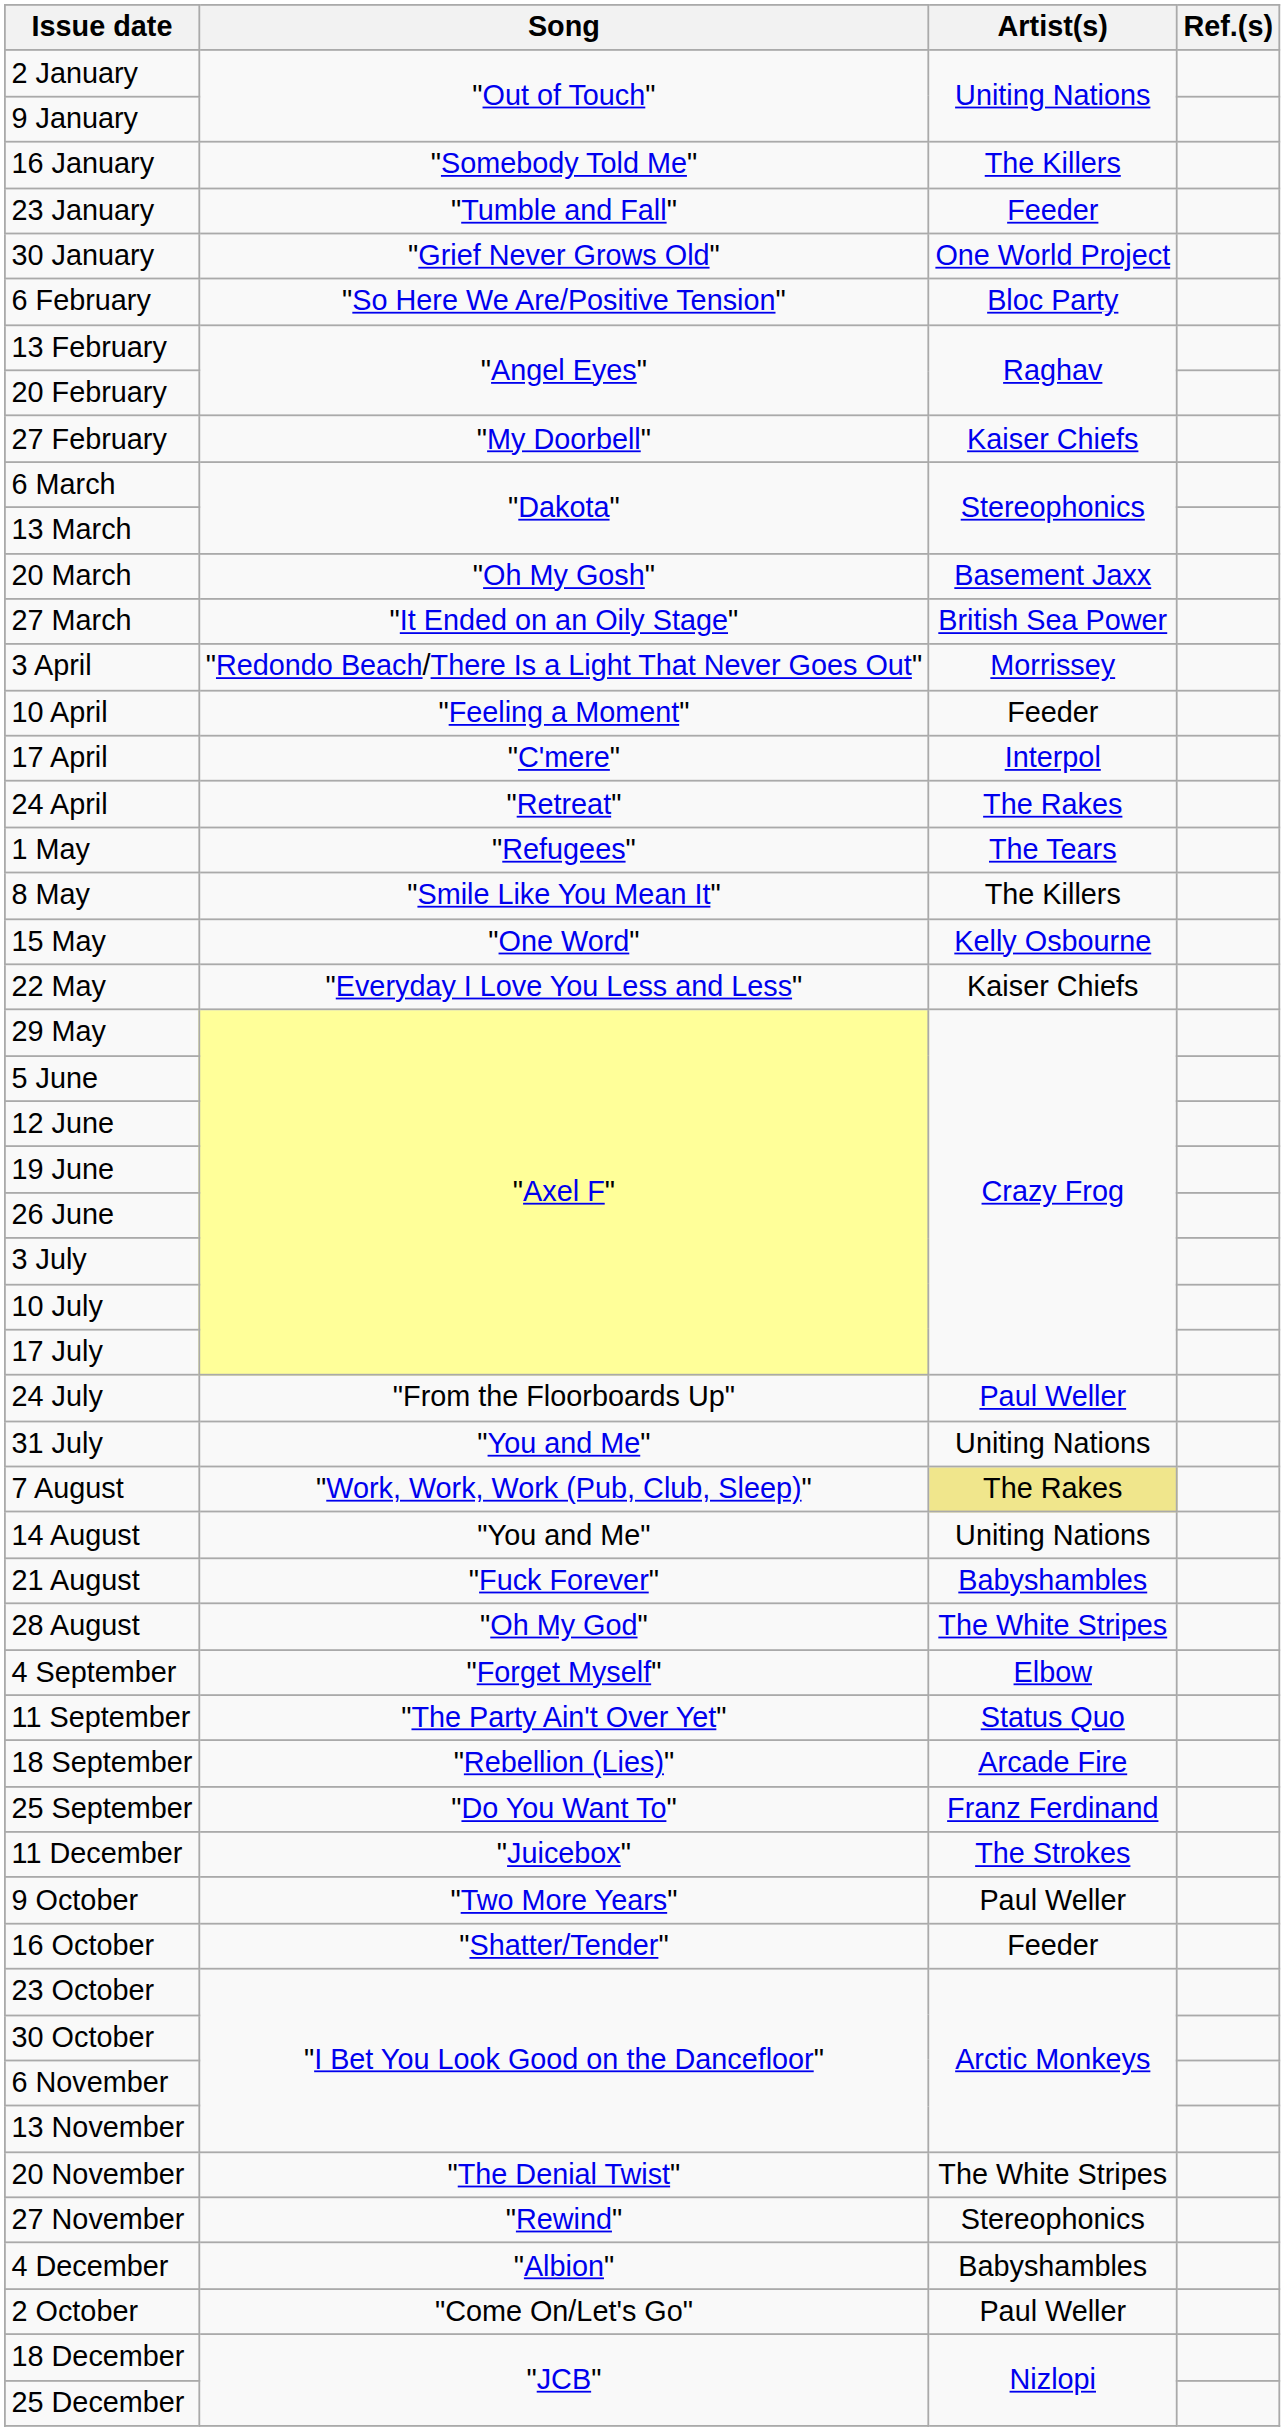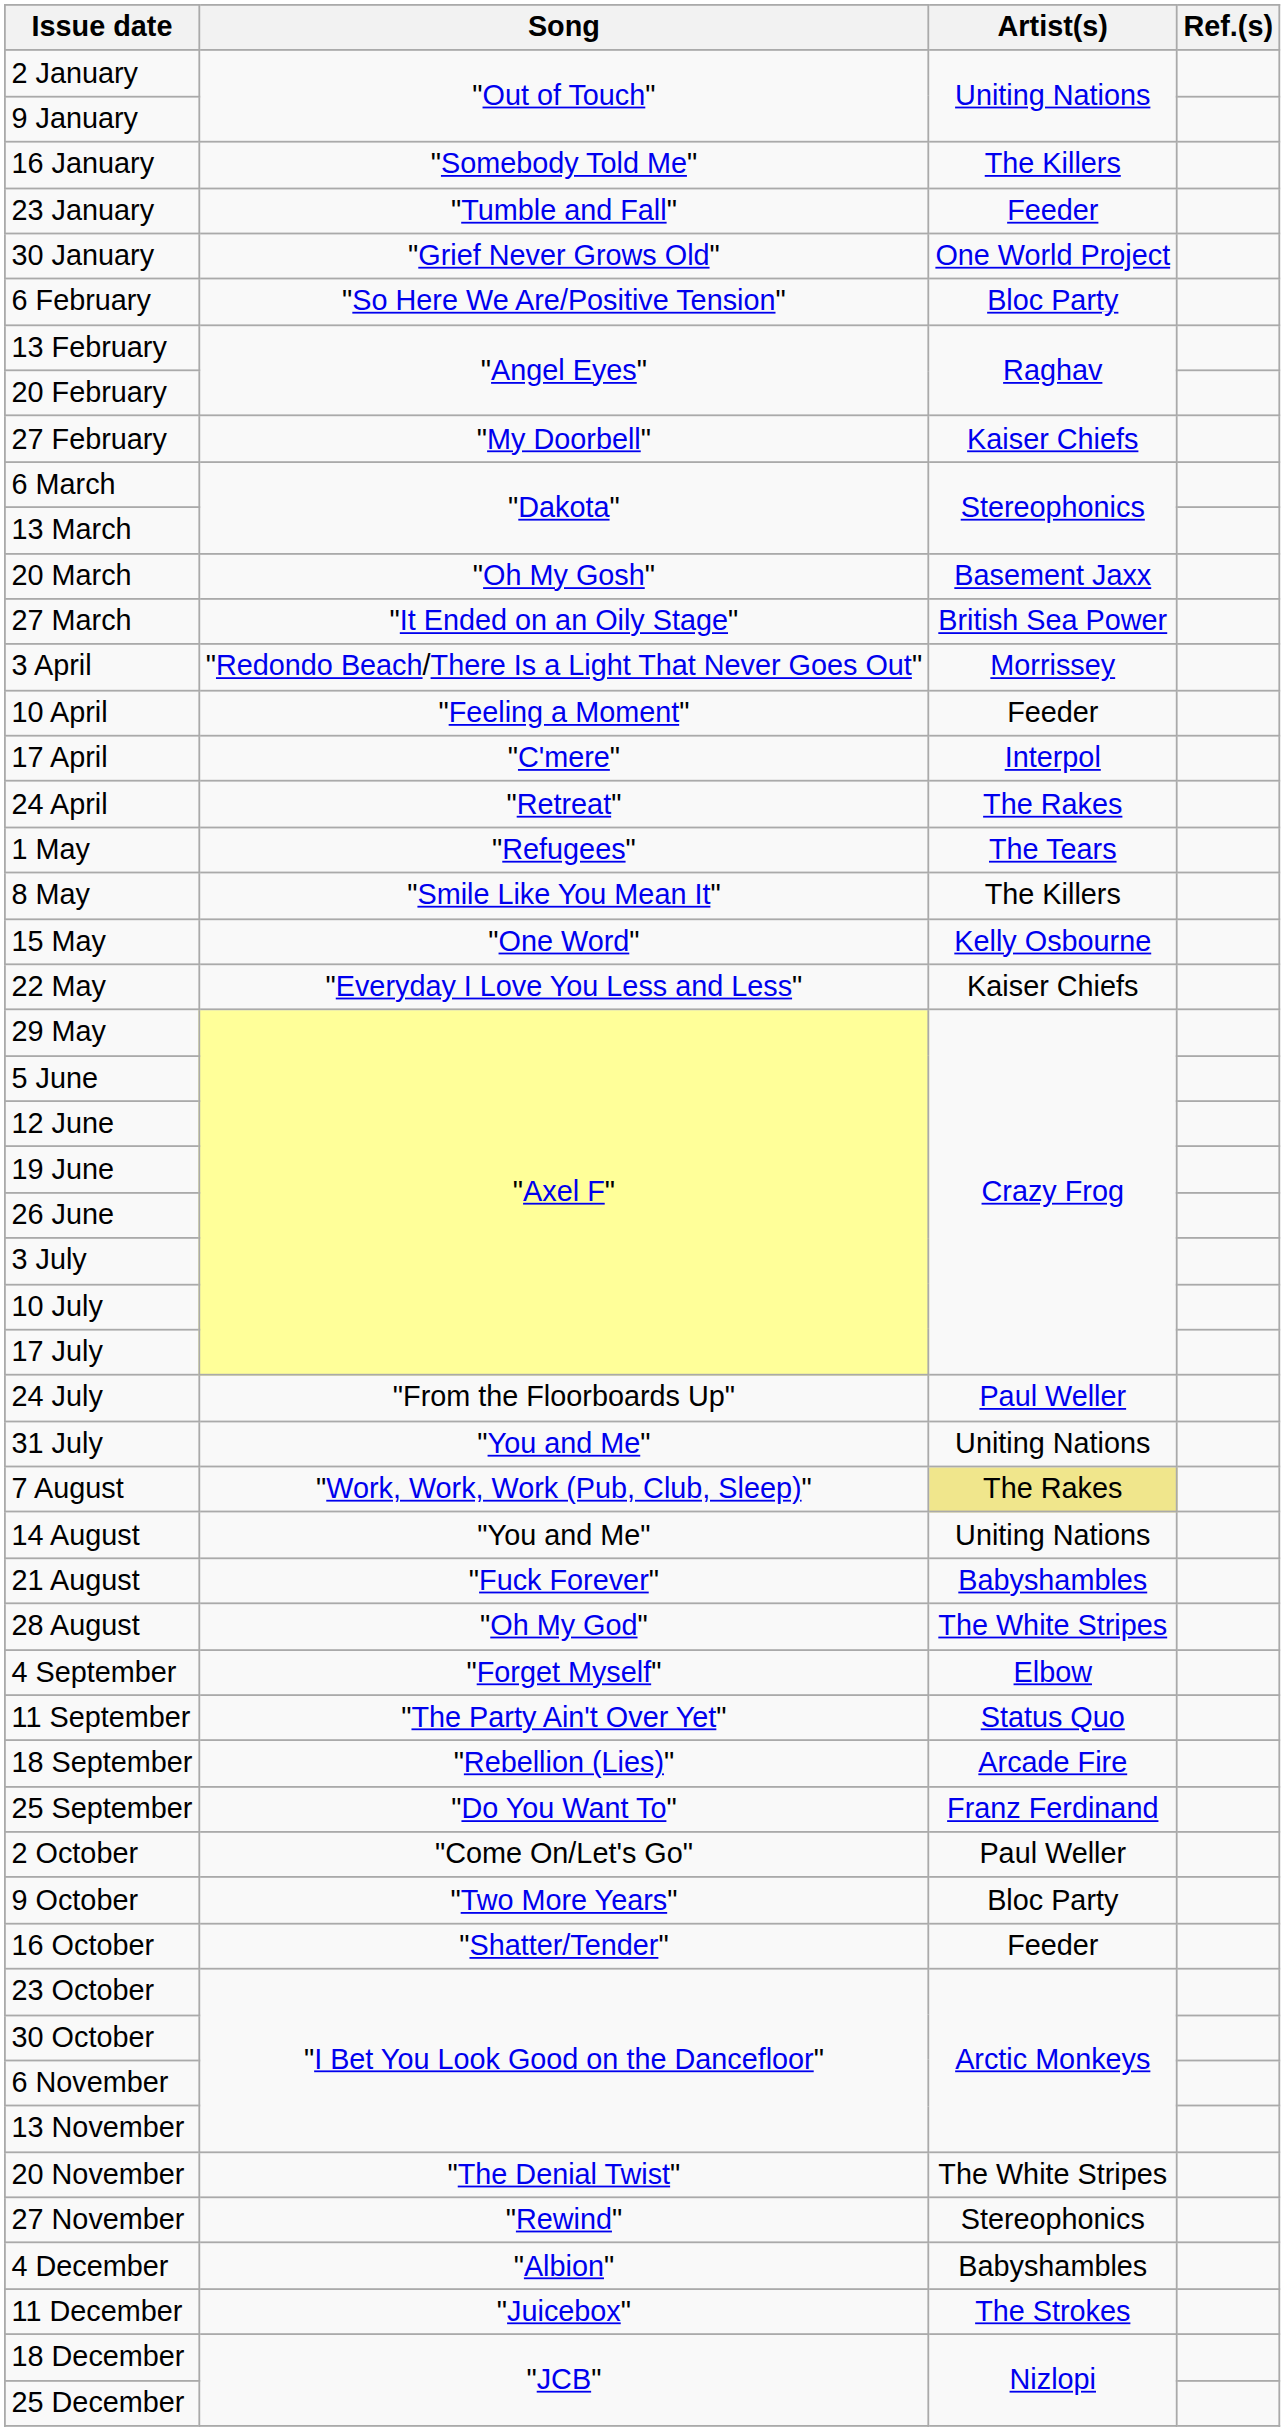rows swapped: (75, 2311) <-> (97, 1854)
(1053, 1900) Paul Weller -> (1053, 1900) Bloc Party
